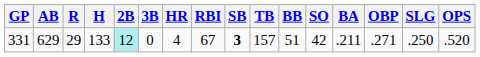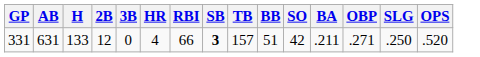- column: (74, 16)
(48, 39) 629 -> (48, 39) 631
(126, 39) paleturquoise background -> (104, 39) no background
(208, 39) 67 -> (186, 39) 66
